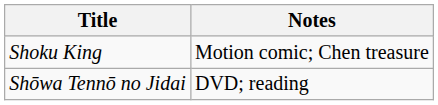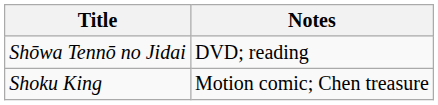rows swapped: (97, 83) <-> (56, 52)
